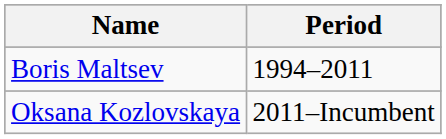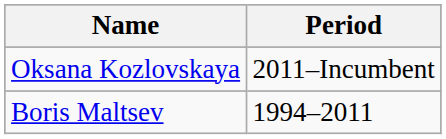rows swapped: (87, 68) <-> (126, 111)
